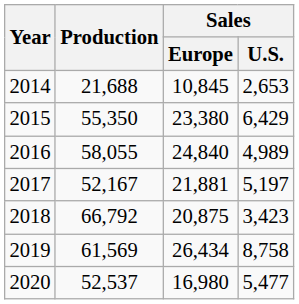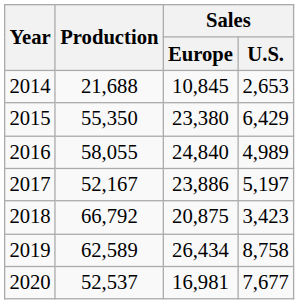(200, 184) 21,881 -> (200, 184) 23,886
(109, 250) 61,569 -> (109, 250) 62,589
(200, 282) 16,980 -> (200, 282) 16,981
(266, 282) 5,477 -> (266, 282) 7,677
